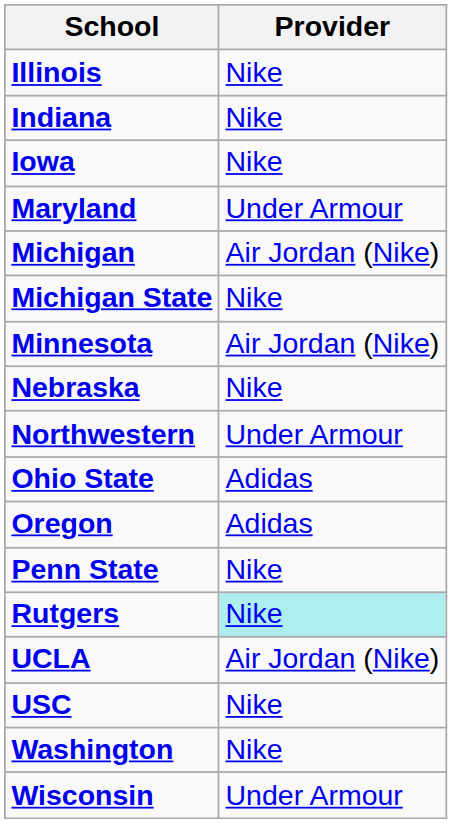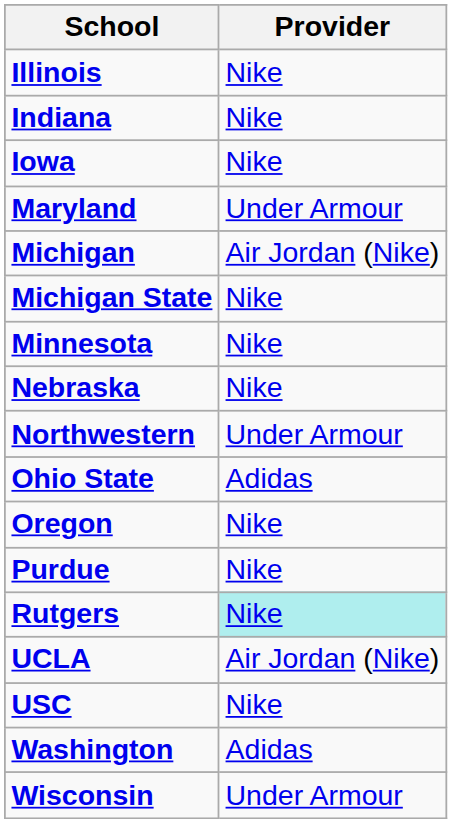(332, 343) Air Jordan (Nike) -> (254, 343) Nike
(269, 523) Adidas -> (254, 523) Nike
- row: (85, 569)
+ row: (61, 569)
(254, 749) Nike -> (269, 749) Adidas
